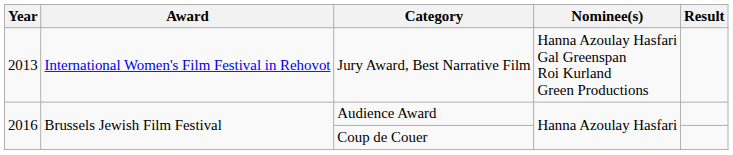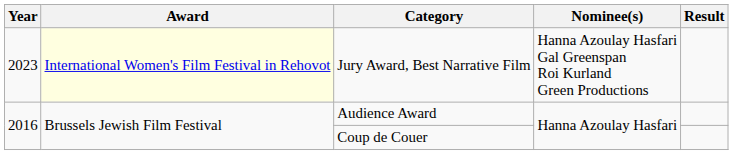(23, 65) 2013 -> (23, 65) 2023
(188, 65) no background -> (188, 65) lightyellow background
